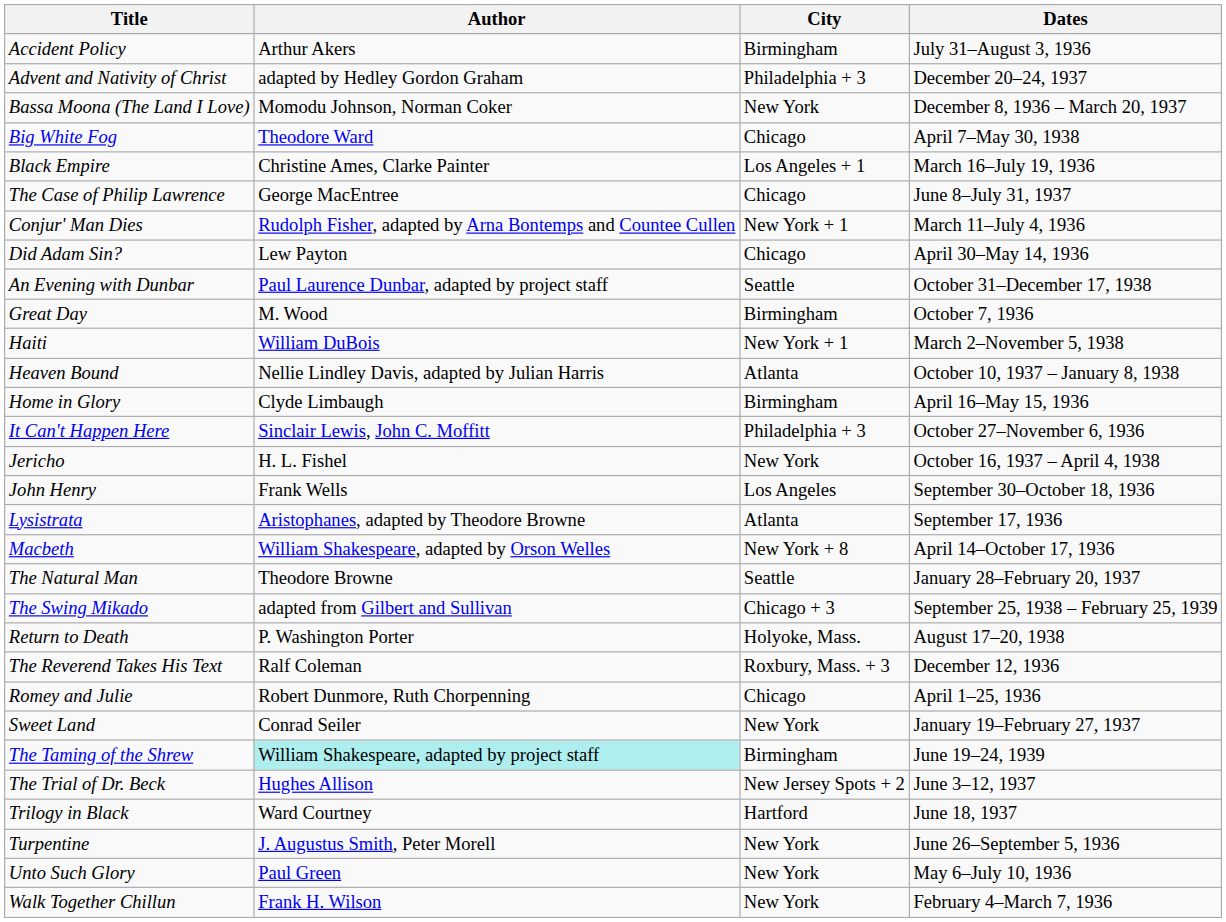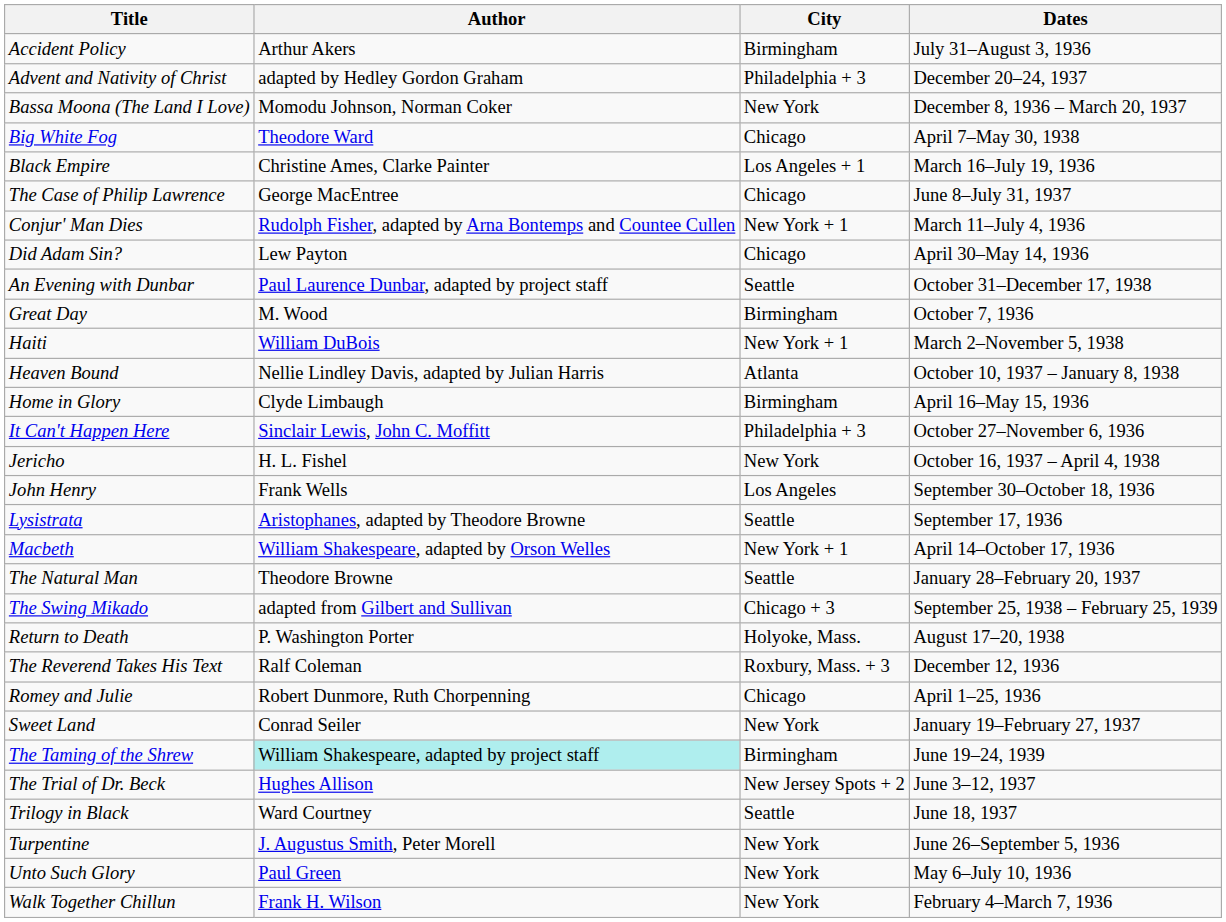(771, 519) Atlanta -> (769, 519) Seattle
(796, 549) New York + 8 -> (796, 549) New York + 1
(776, 813) Hartford -> (769, 813) Seattle
